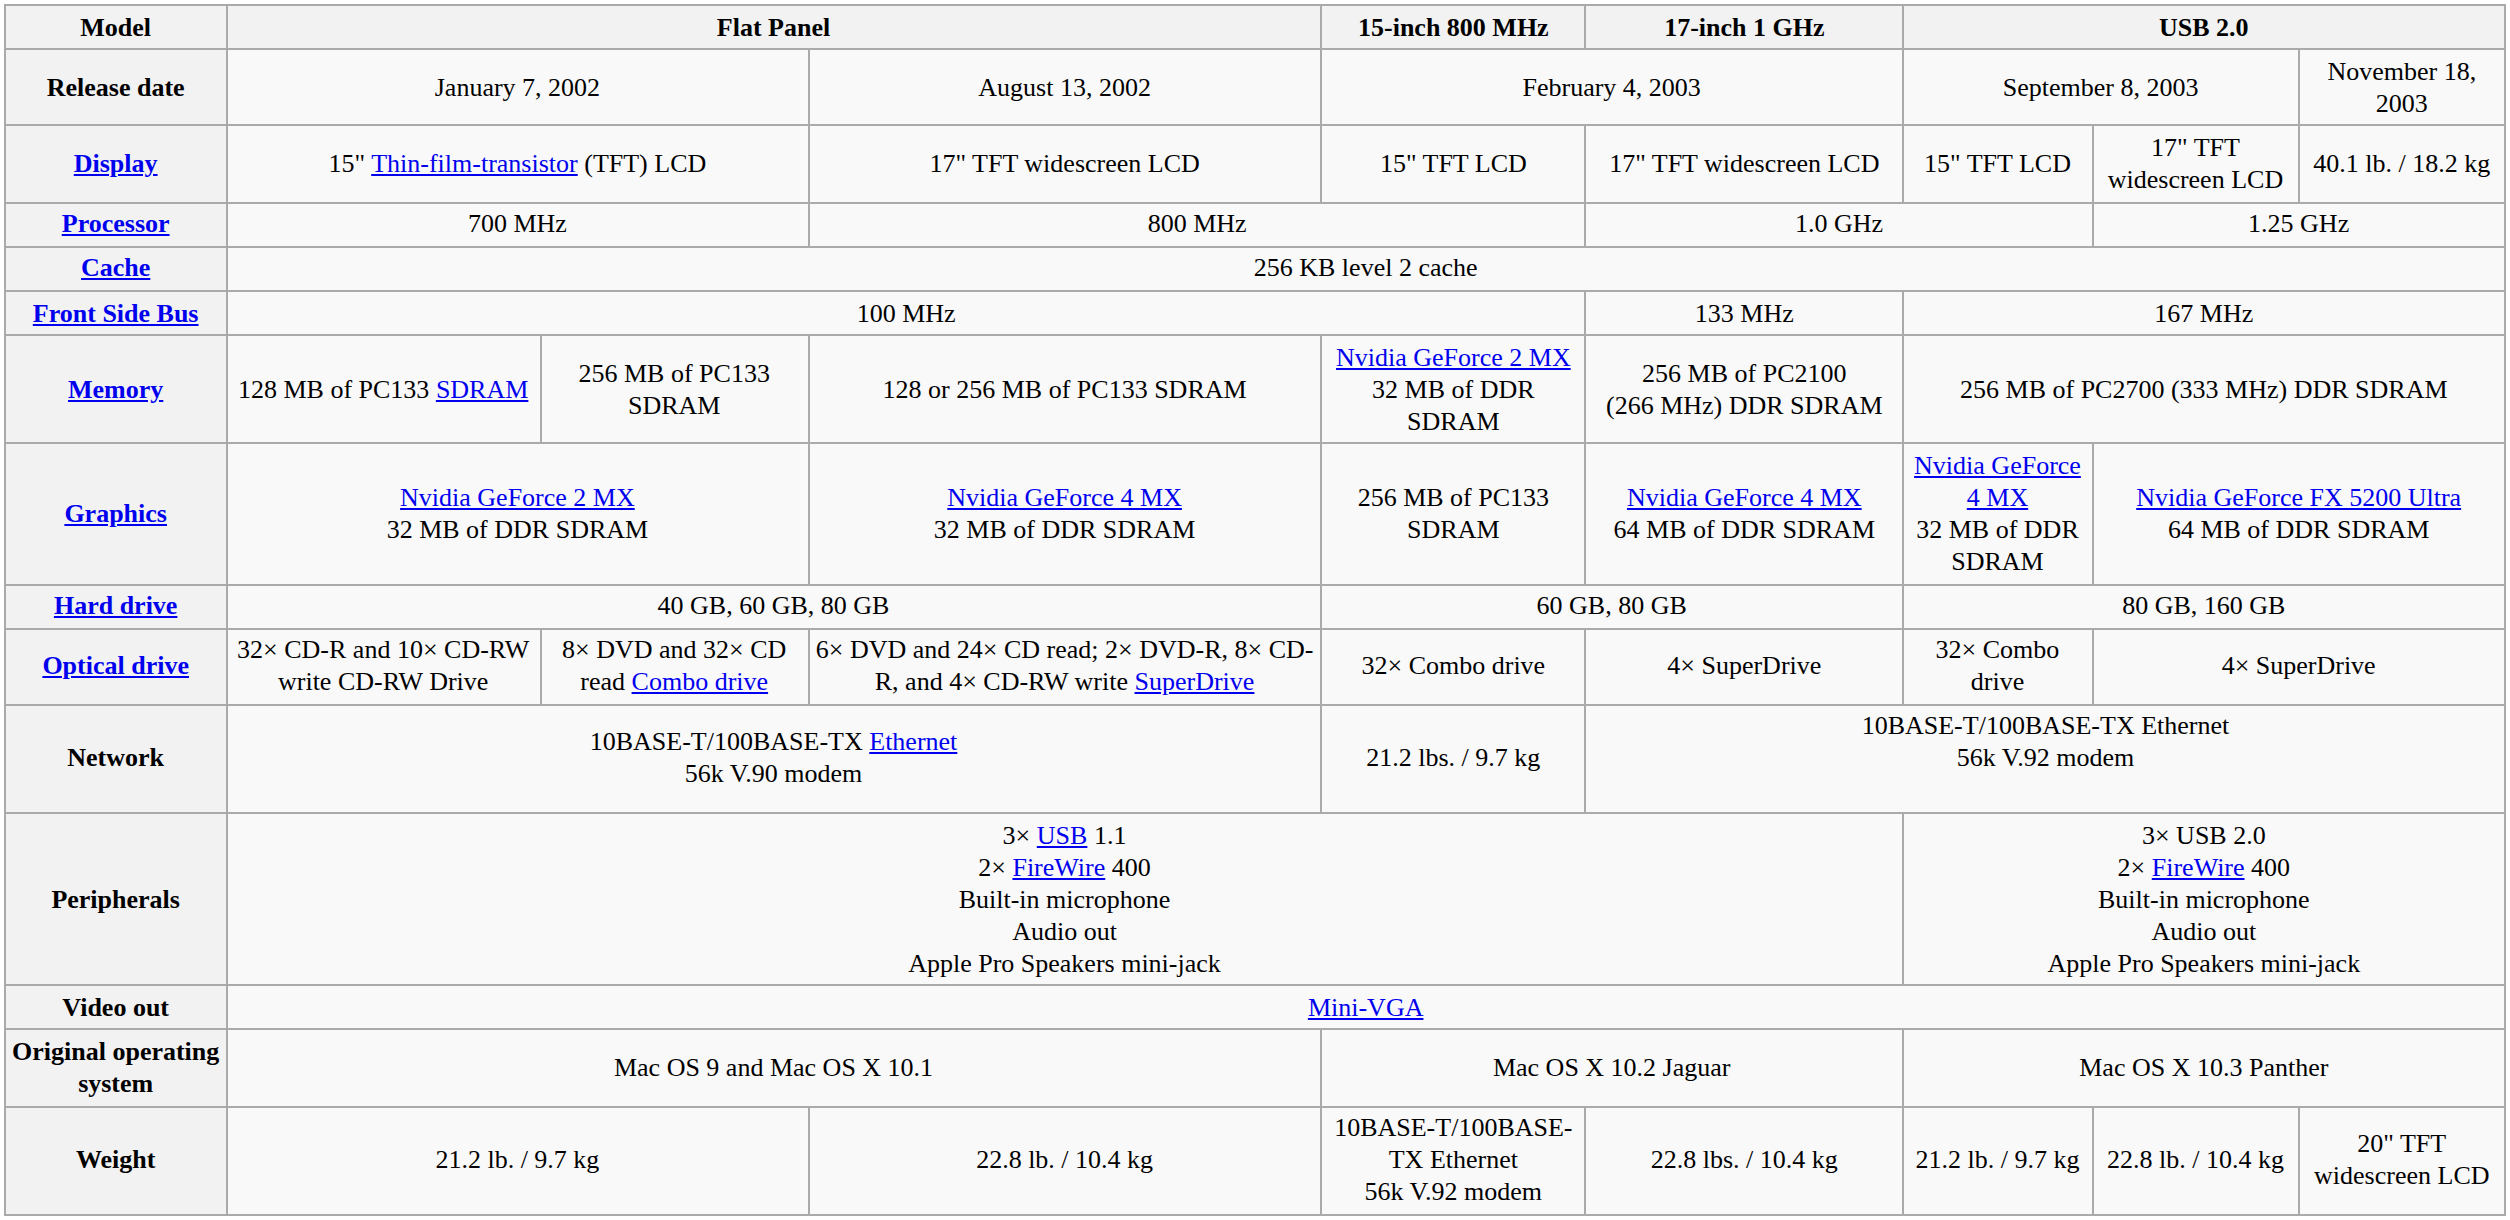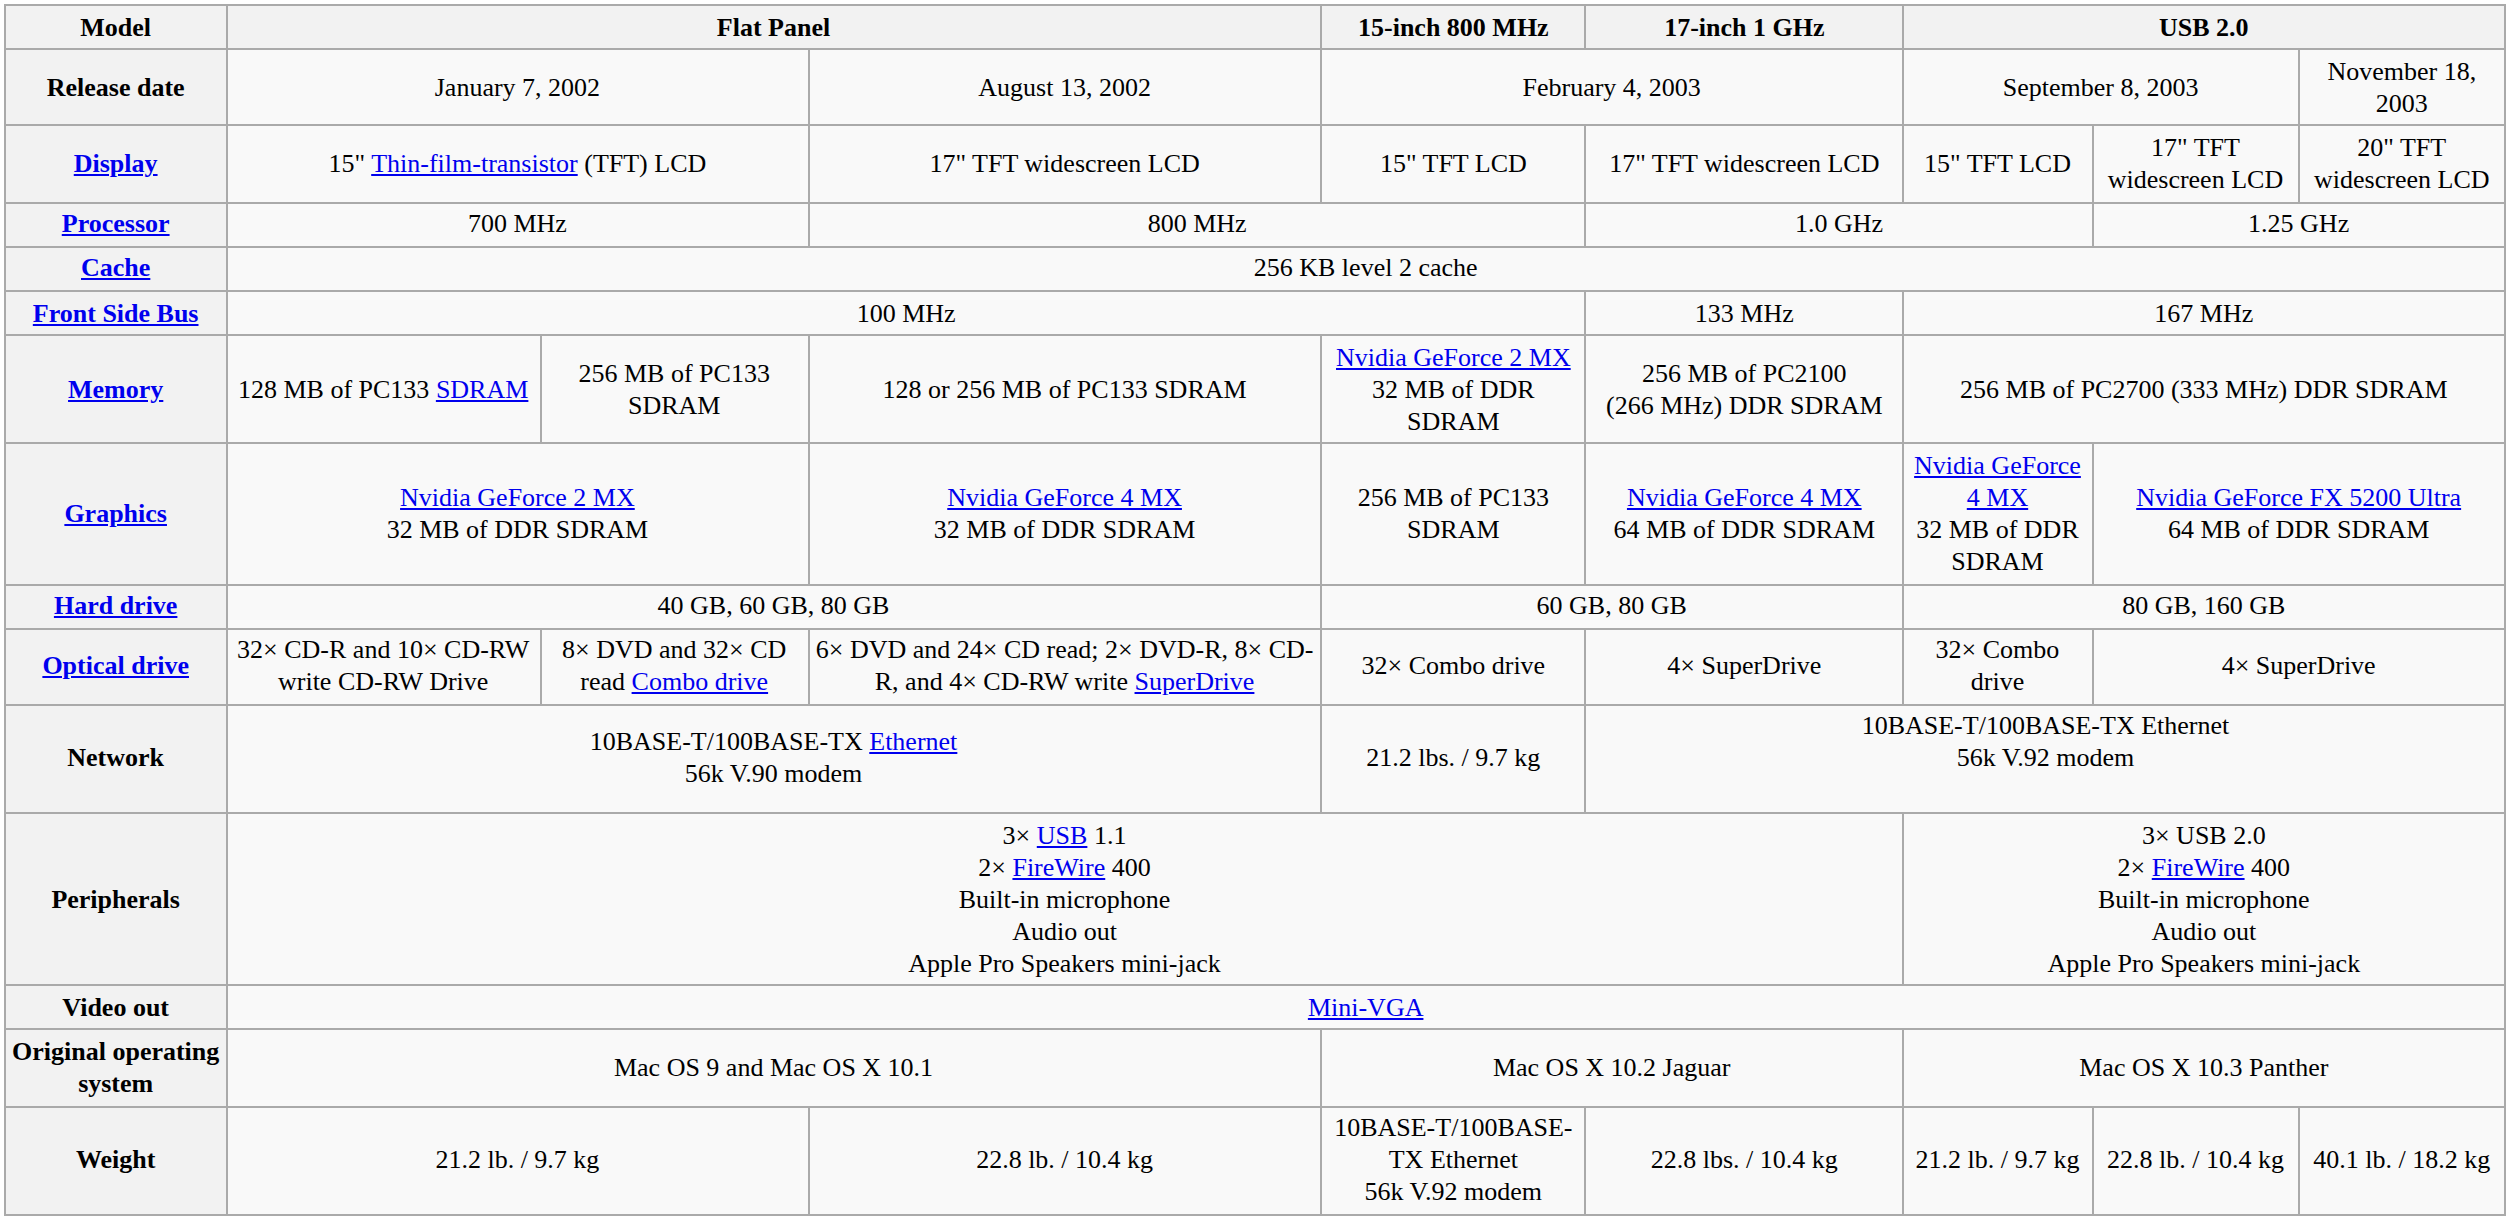(2402, 163) 40.1 lb. / 18.2 kg -> (2402, 163) 20" TFT widescreen LCD
(2402, 1159) 20" TFT widescreen LCD -> (2402, 1159) 40.1 lb. / 18.2 kg
